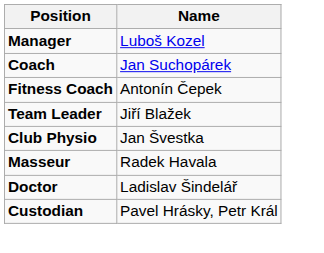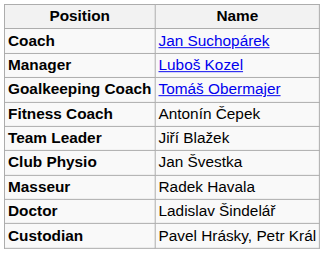rows swapped: (40, 41) <-> (31, 65)
+ row: (80, 89)
